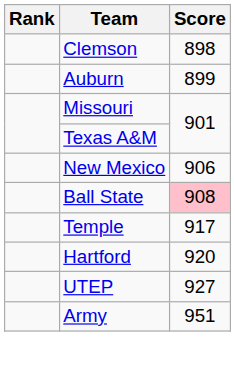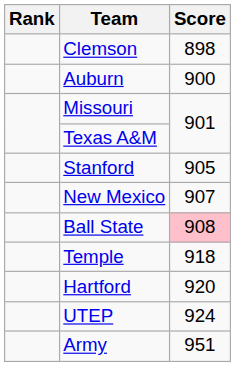(200, 78) 899 -> (200, 78) 900
+ row: (99, 167)
(200, 167) 906 -> (200, 197) 907
(200, 227) 917 -> (200, 256) 918
(200, 286) 927 -> (200, 316) 924
